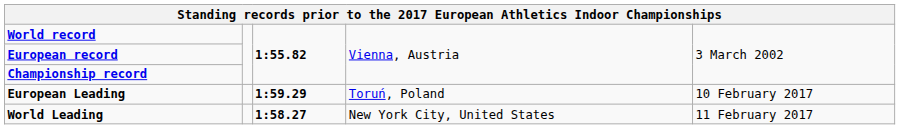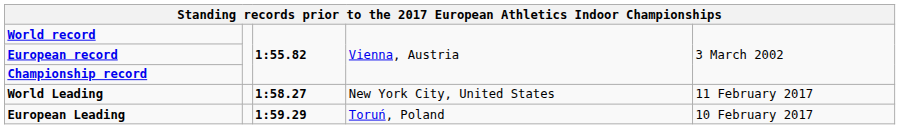rows swapped: (55, 114) <-> (66, 94)
